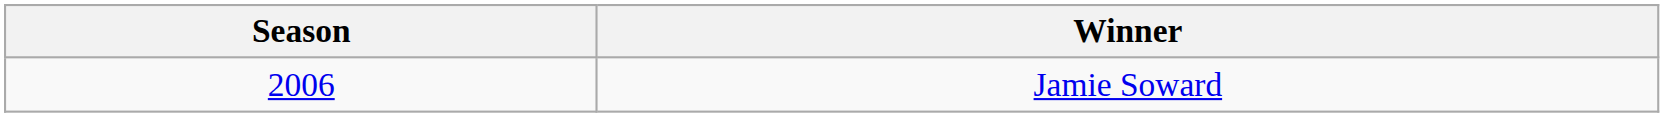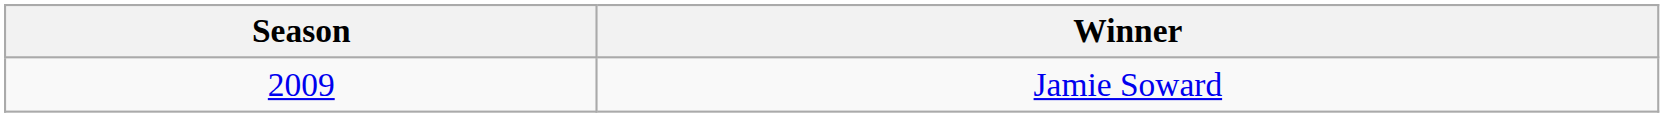(301, 84) 2006 -> (301, 84) 2009
